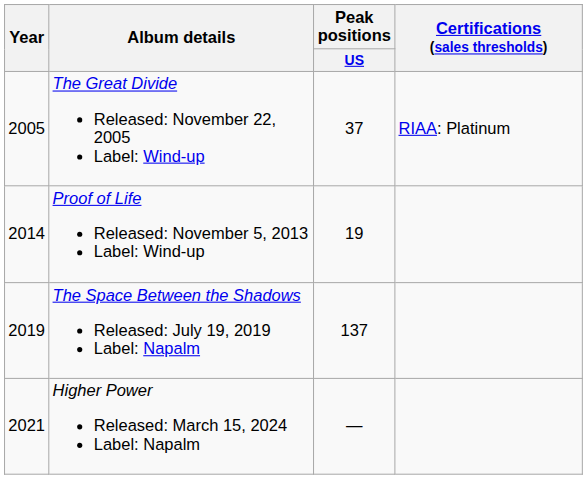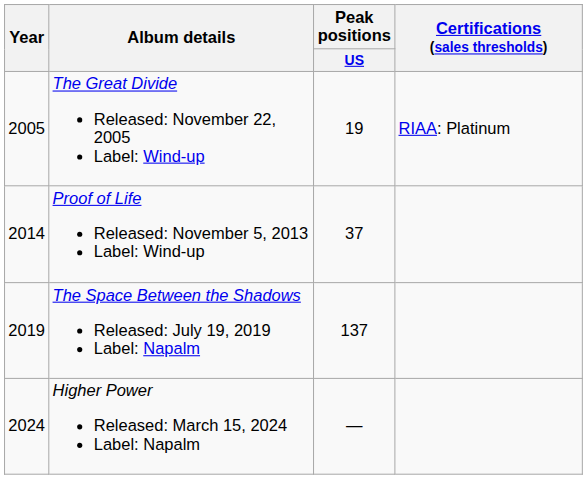(354, 128) 37 -> (354, 128) 19
(354, 234) 19 -> (354, 234) 37
(27, 426) 2021 -> (27, 426) 2024
